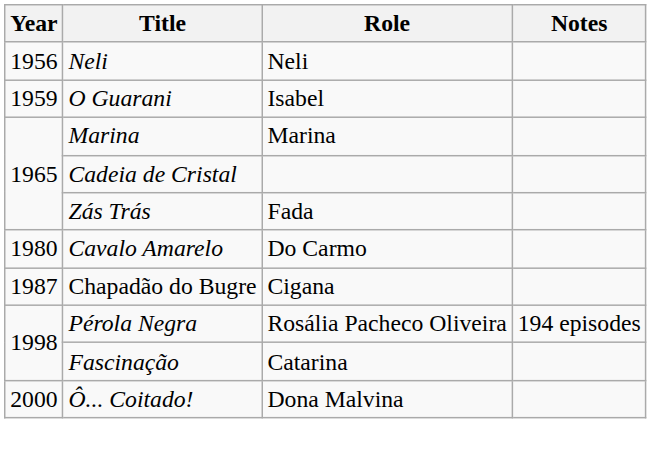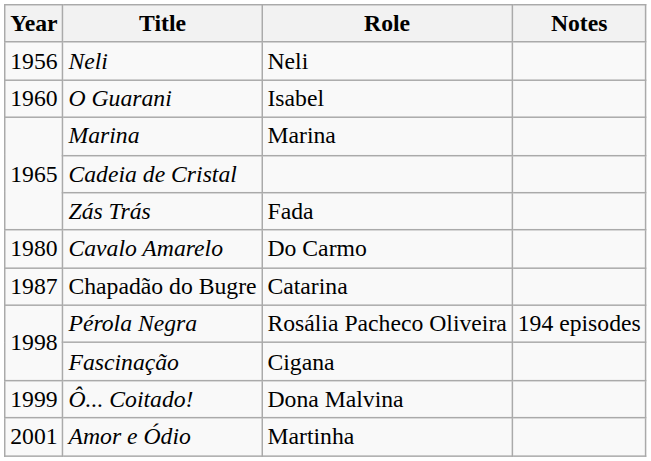(34, 98) 1959 -> (34, 98) 1960
(301, 286) Cigana -> (308, 286) Catarina
(308, 361) Catarina -> (301, 361) Cigana
(34, 398) 2000 -> (34, 398) 1999
+ row: (130, 436)
